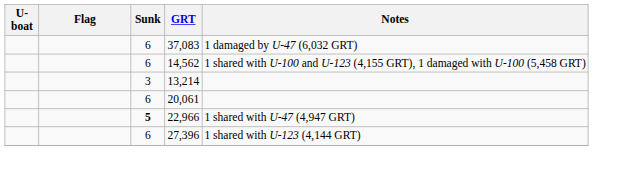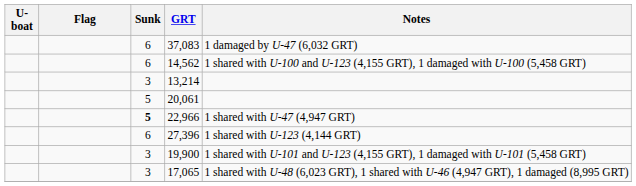(148, 99) 6 -> (148, 99) 5
+ row: (183, 154)
+ row: (183, 172)
